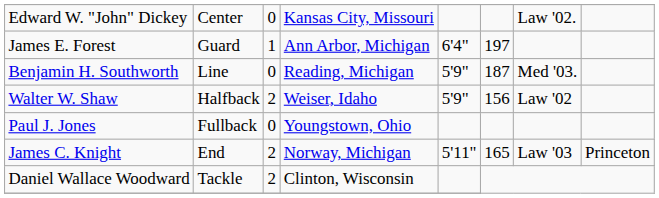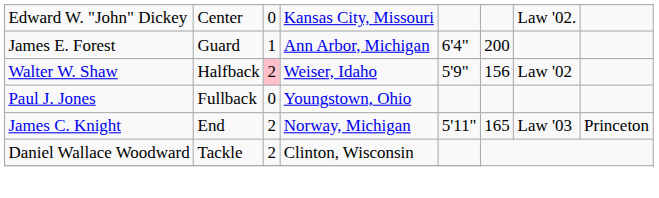(497, 44) 197 -> (497, 44) 200
- row: (93, 71)
(272, 98) no background -> (272, 71) pink background
